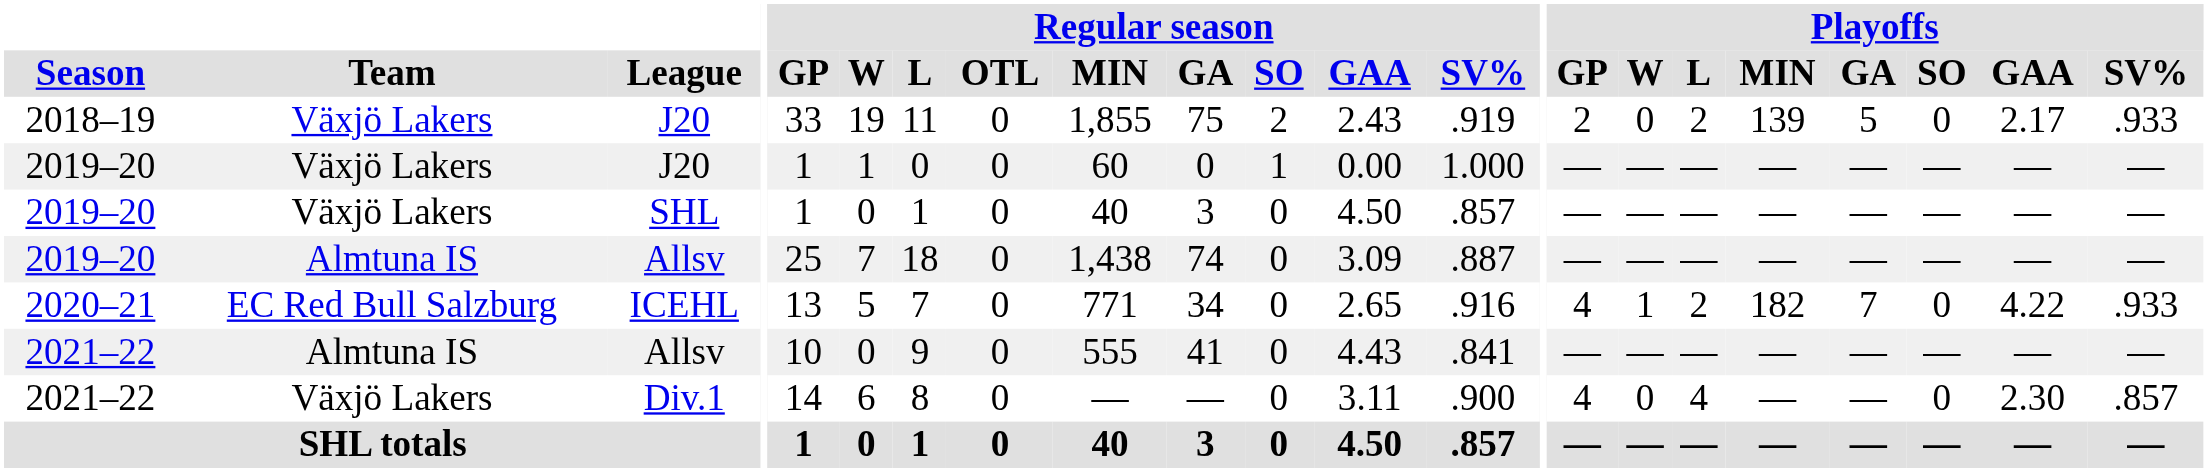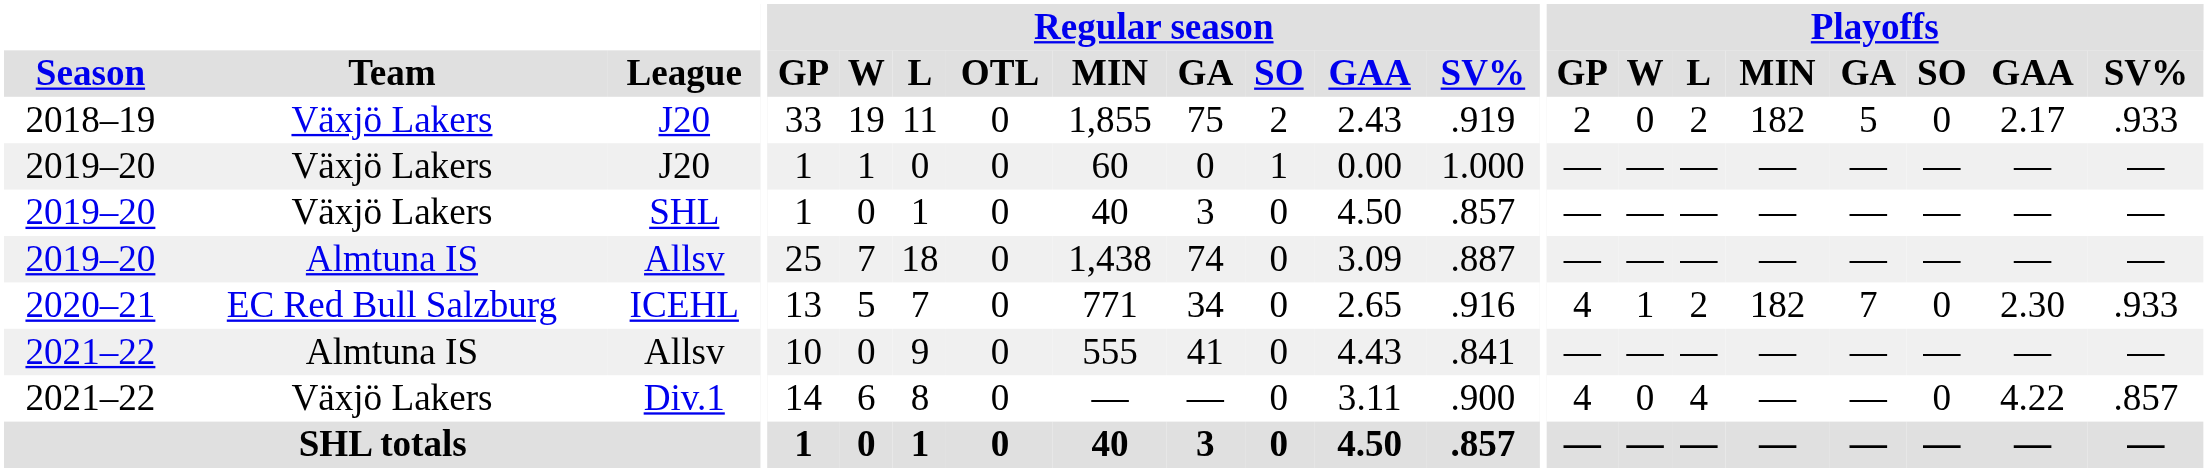(1778, 119) 139 -> (1778, 119) 182
(2033, 304) 4.22 -> (2033, 304) 2.30
(2033, 397) 2.30 -> (2033, 397) 4.22
